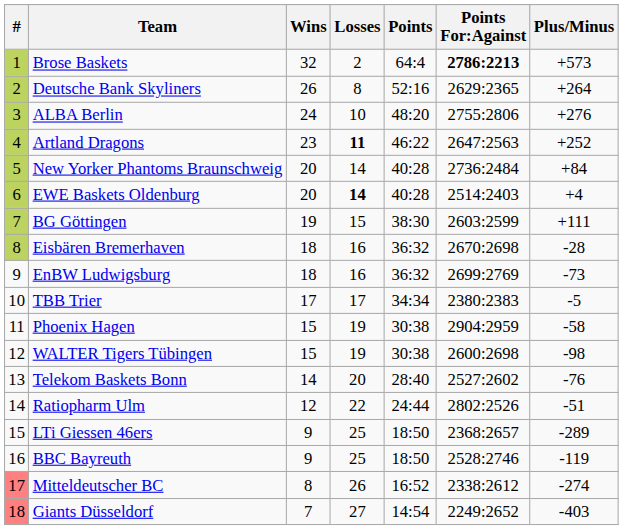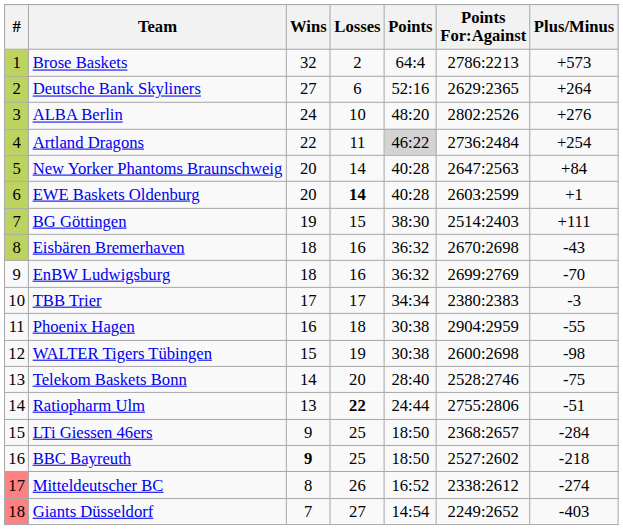(483, 62) bold -> (483, 62) normal
(308, 89) 26 -> (308, 89) 27
(357, 89) 8 -> (357, 89) 6
(483, 115) 2755:2806 -> (483, 115) 2802:2526
(308, 141) 23 -> (308, 141) 22
(357, 141) bold -> (357, 141) normal
(410, 141) no background -> (410, 141) lightgrey background
(483, 141) 2647:2563 -> (483, 141) 2736:2484
(574, 141) +252 -> (574, 141) +254
(483, 168) 2736:2484 -> (483, 168) 2647:2563
(483, 194) 2514:2403 -> (483, 194) 2603:2599
(574, 194) +4 -> (574, 194) +1
(483, 221) 2603:2599 -> (483, 221) 2514:2403
(574, 247) -28 -> (574, 247) -43
(574, 273) -73 -> (574, 273) -70
(574, 300) -5 -> (574, 300) -3
(308, 326) 15 -> (308, 326) 16
(357, 326) 19 -> (357, 326) 18
(574, 326) -58 -> (574, 326) -55
(483, 379) 2527:2602 -> (483, 379) 2528:2746
(574, 379) -76 -> (574, 379) -75
(308, 405) 12 -> (308, 405) 13
(357, 405) normal -> (357, 405) bold
(483, 405) 2802:2526 -> (483, 405) 2755:2806
(574, 432) -289 -> (574, 432) -284
(308, 458) normal -> (308, 458) bold
(483, 458) 2528:2746 -> (483, 458) 2527:2602
(574, 458) -119 -> (574, 458) -218
